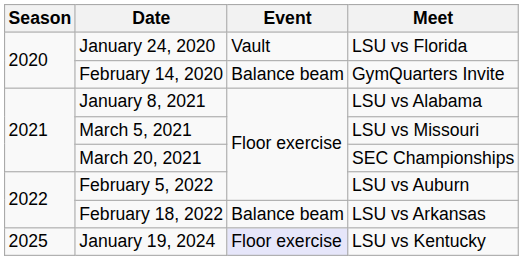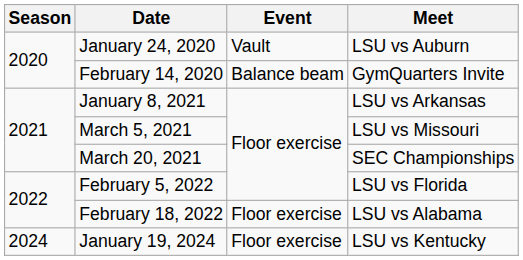(410, 46) LSU vs Florida -> (411, 46) LSU vs Auburn
(417, 102) LSU vs Alabama -> (419, 102) LSU vs Arkansas
(411, 185) LSU vs Auburn -> (410, 185) LSU vs Florida
(288, 213) Balance beam -> (287, 213) Floor exercise
(419, 213) LSU vs Arkansas -> (417, 213) LSU vs Alabama
(28, 241) 2025 -> (28, 241) 2024
(287, 241) lavender background -> (287, 241) no background
